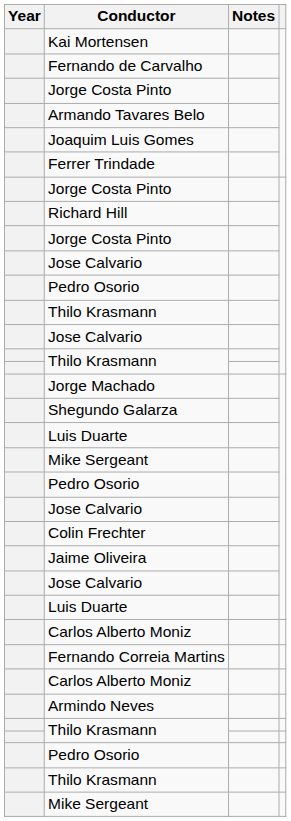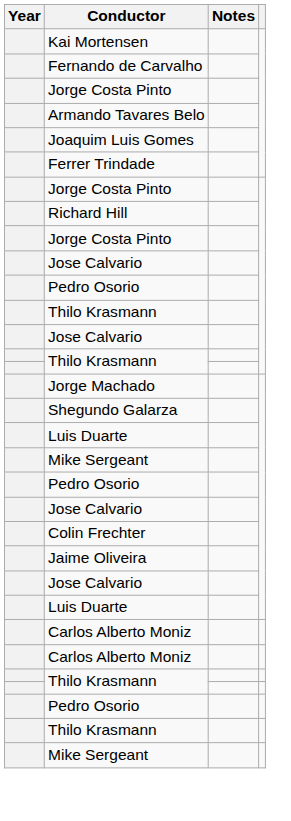- row: (24, 657)
- row: (24, 706)
